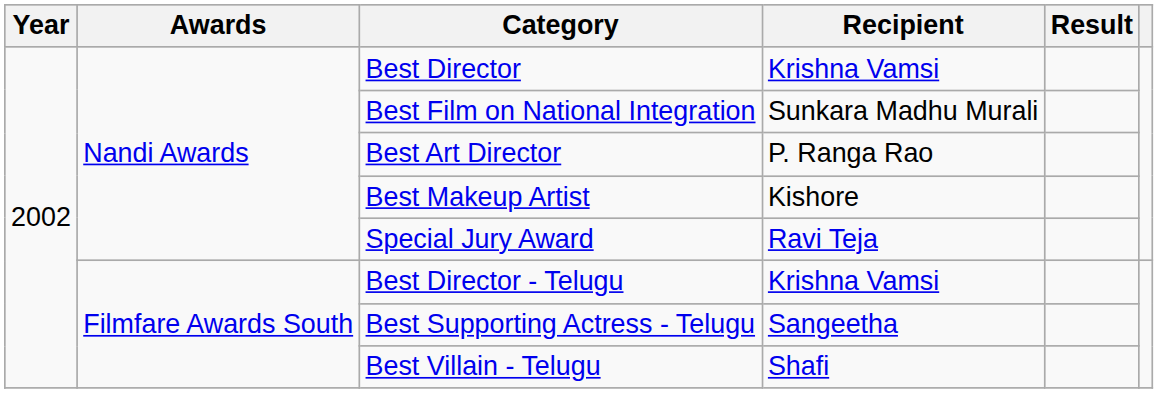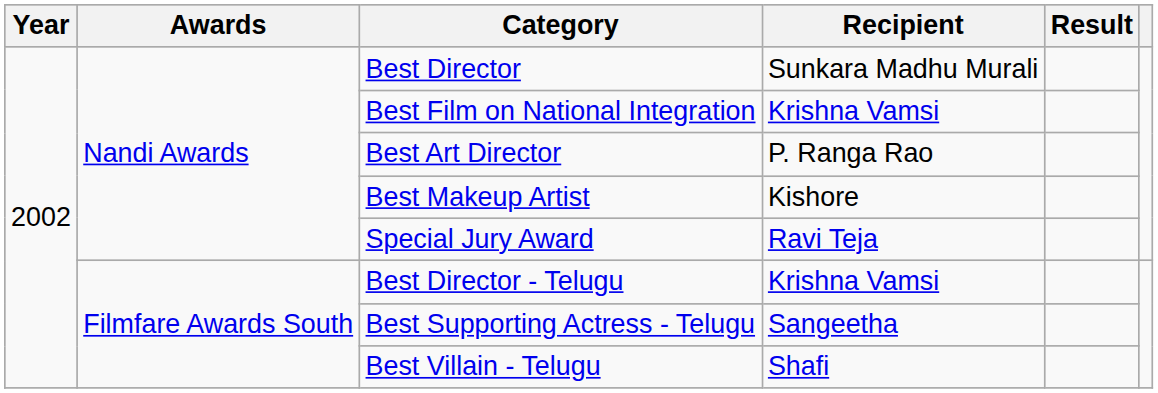(854, 68) Krishna Vamsi -> (903, 68) Sunkara Madhu Murali
(903, 111) Sunkara Madhu Murali -> (854, 111) Krishna Vamsi
